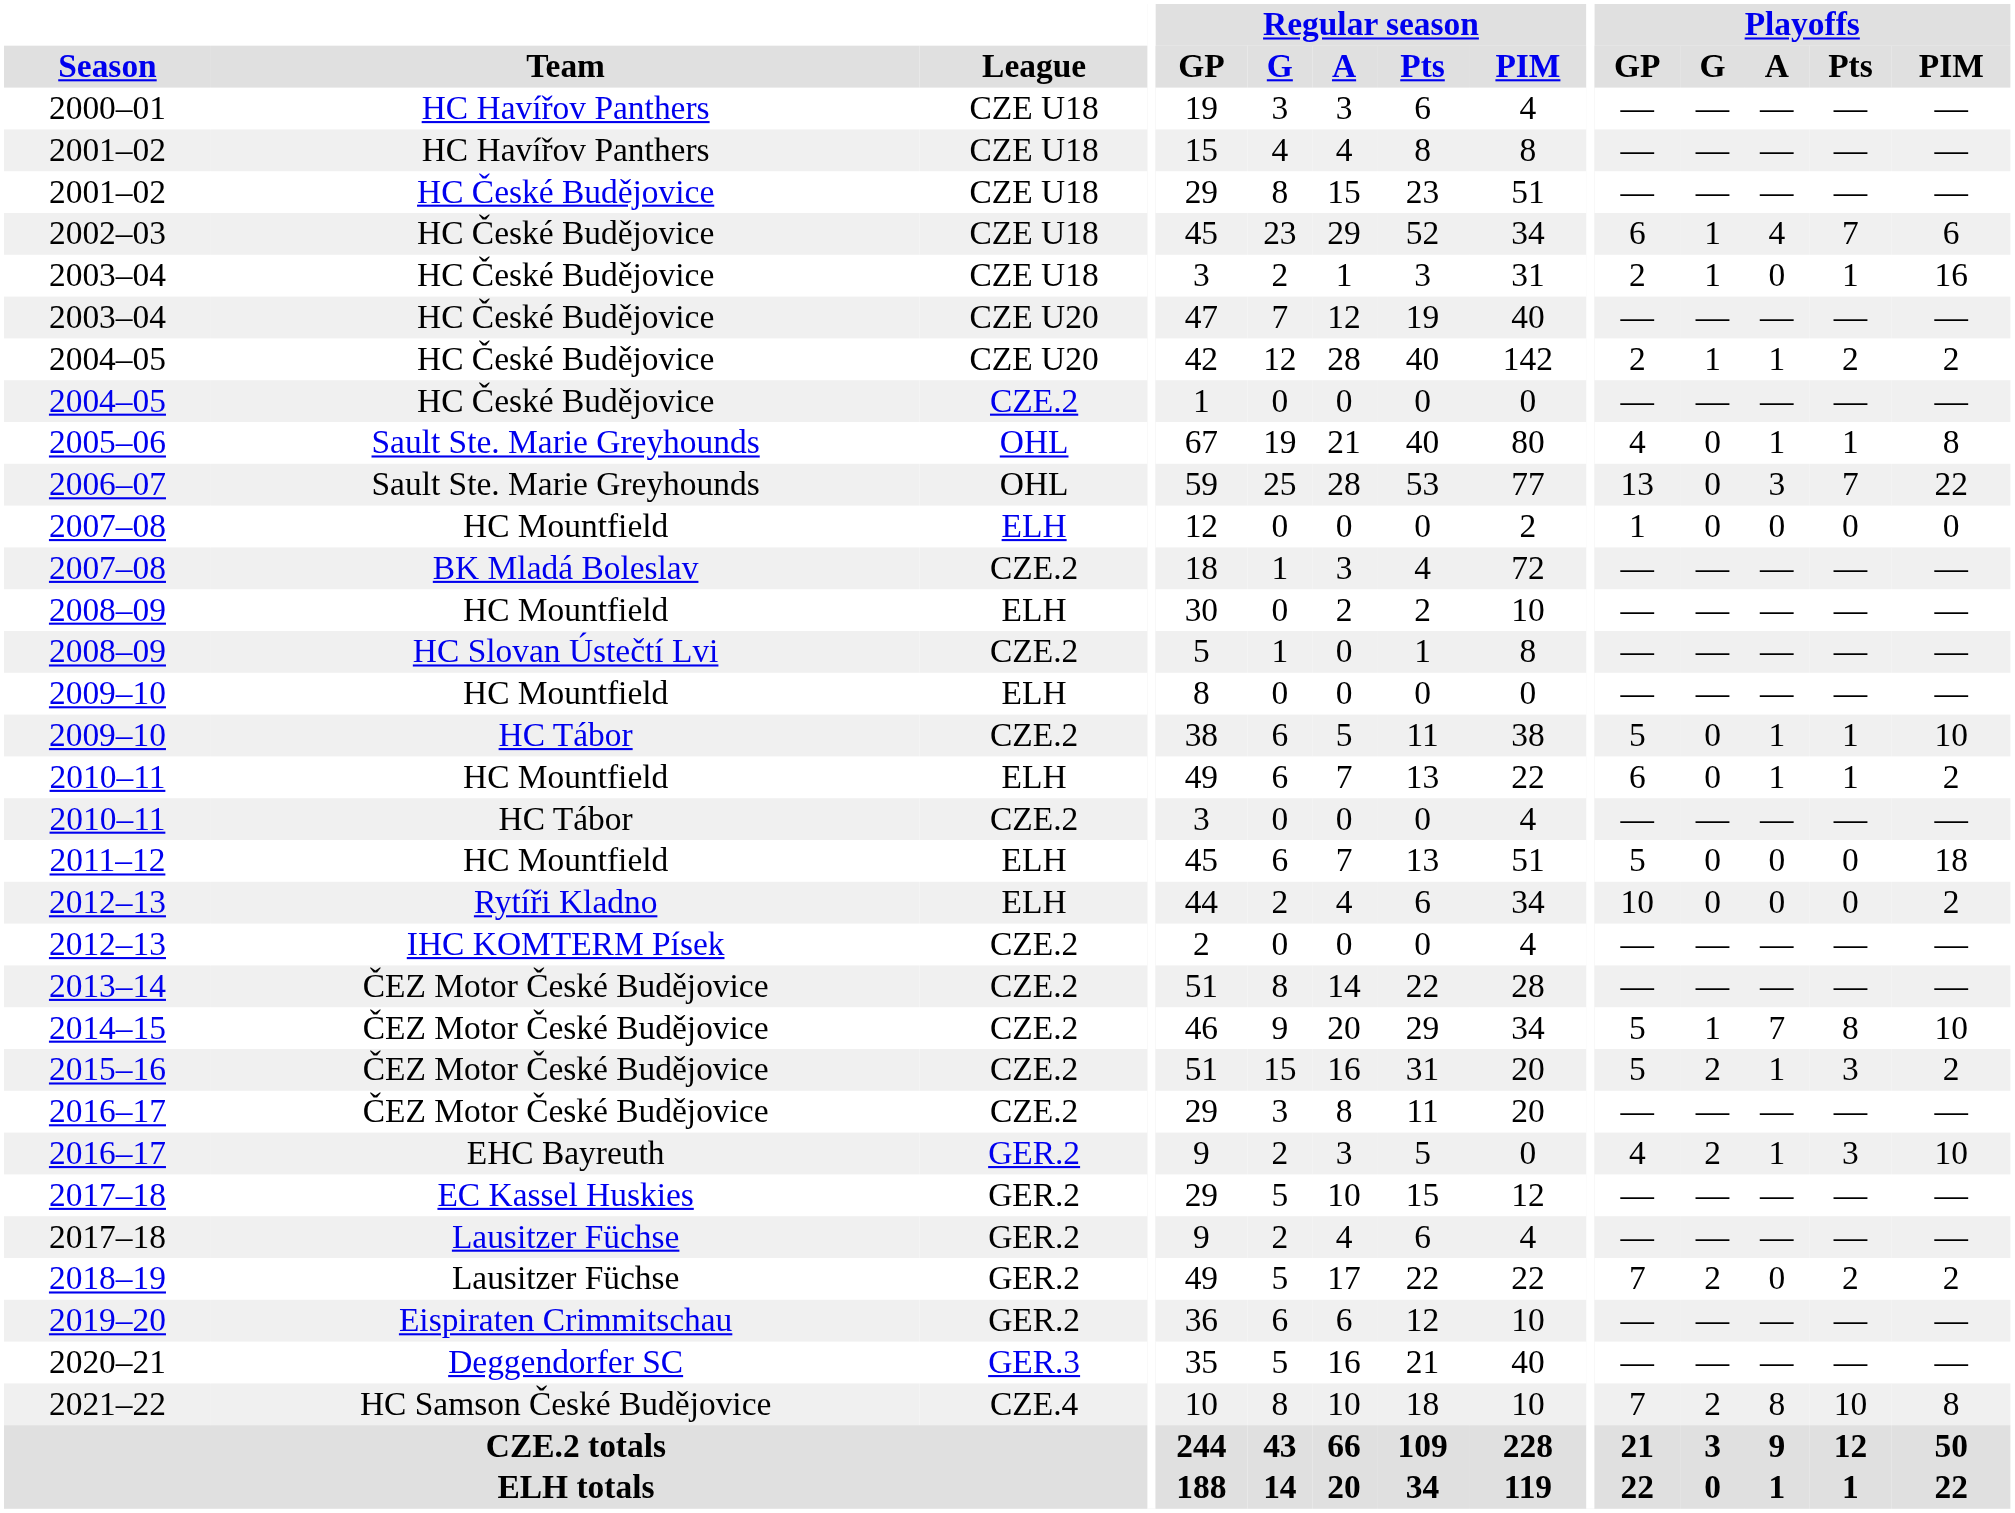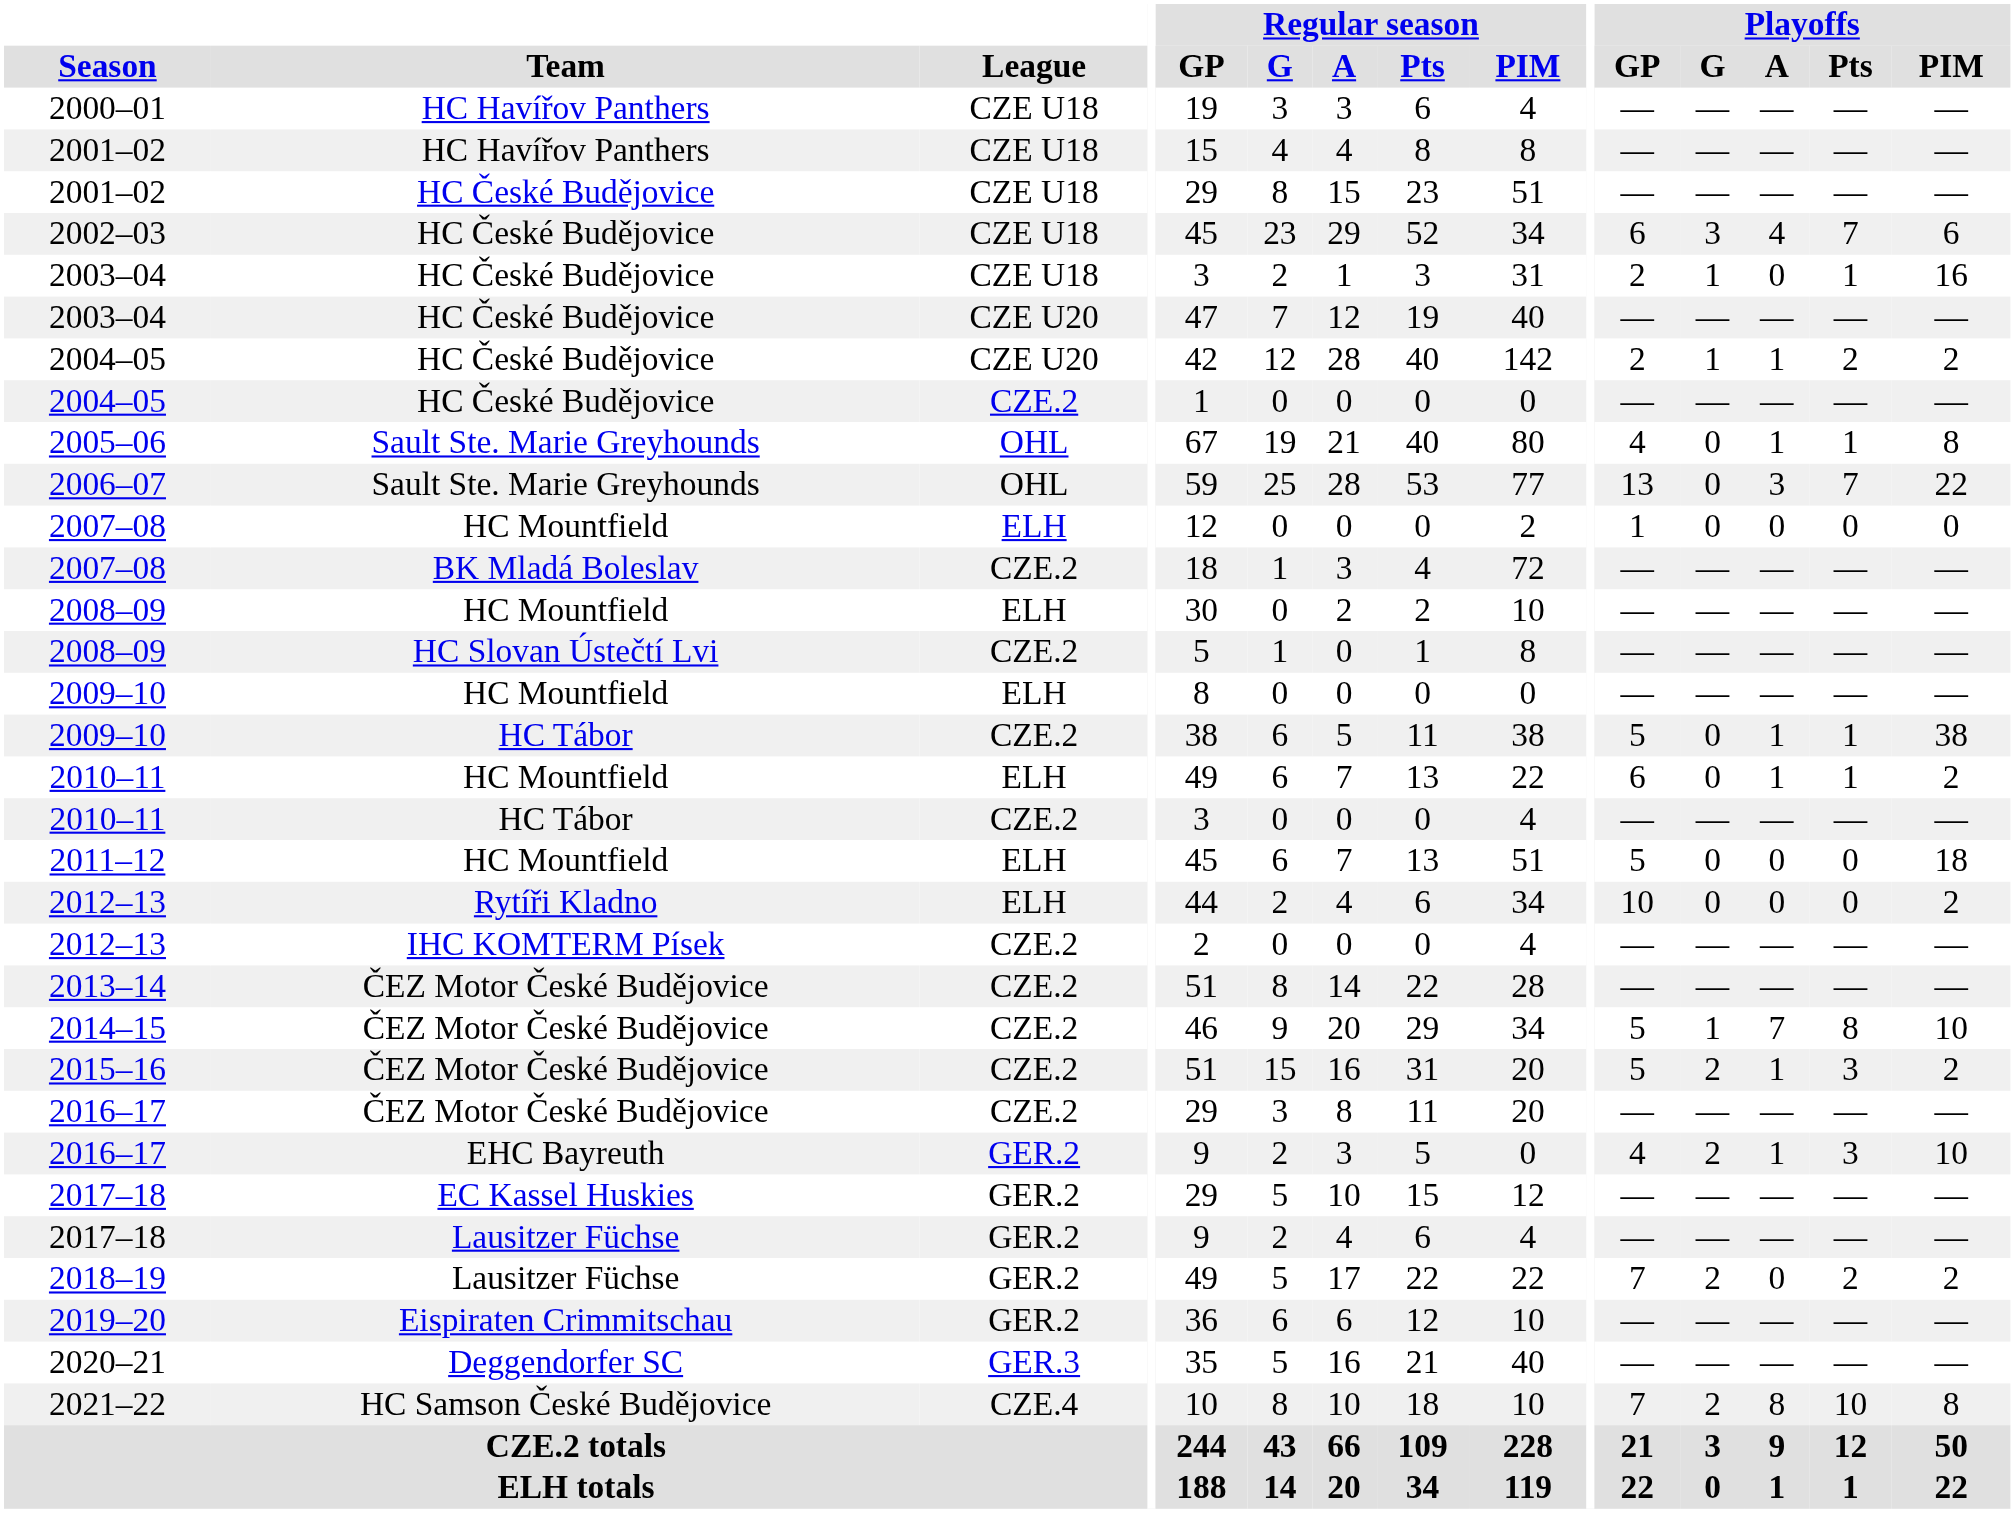(1713, 233) 1 -> (1713, 233) 3
(1951, 734) 10 -> (1951, 734) 38
